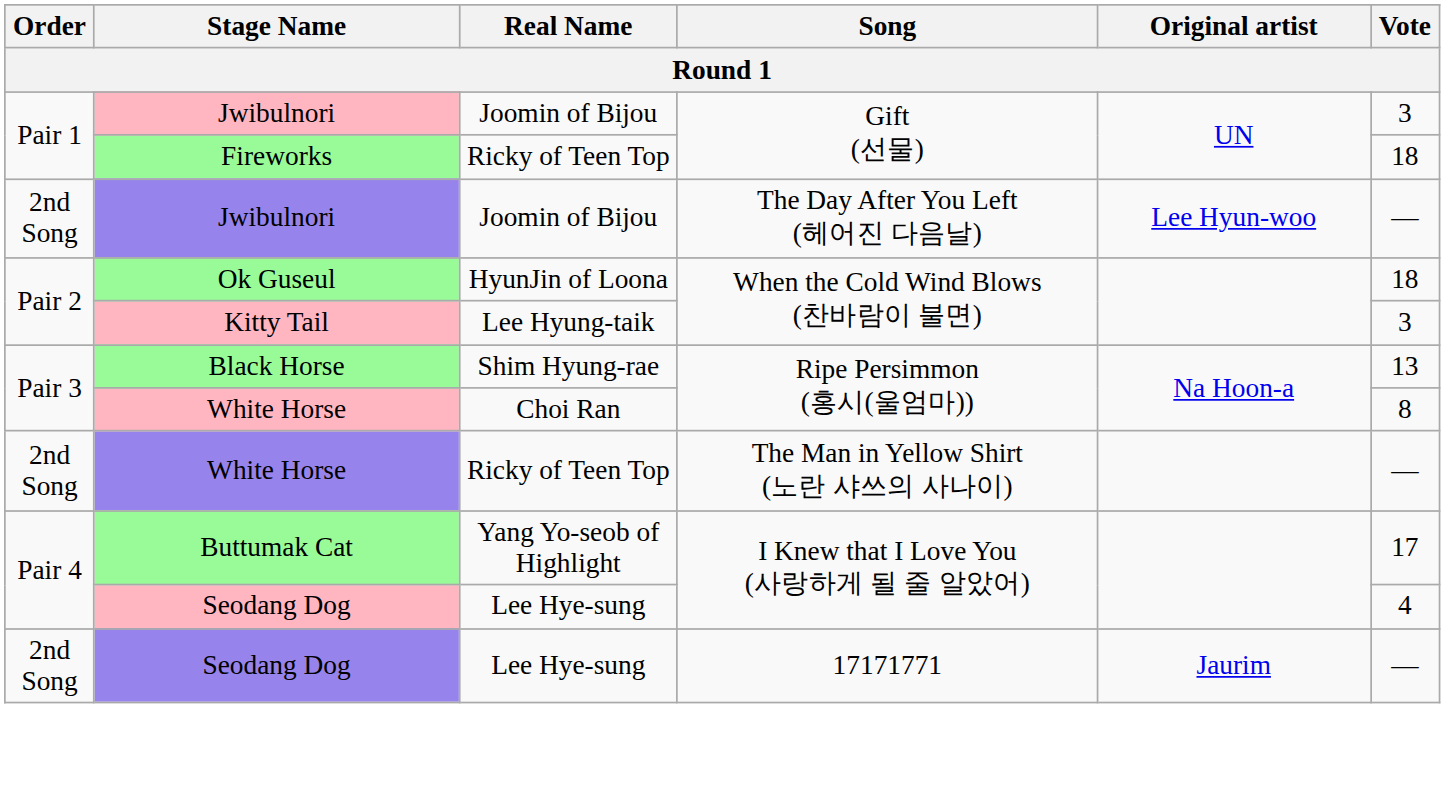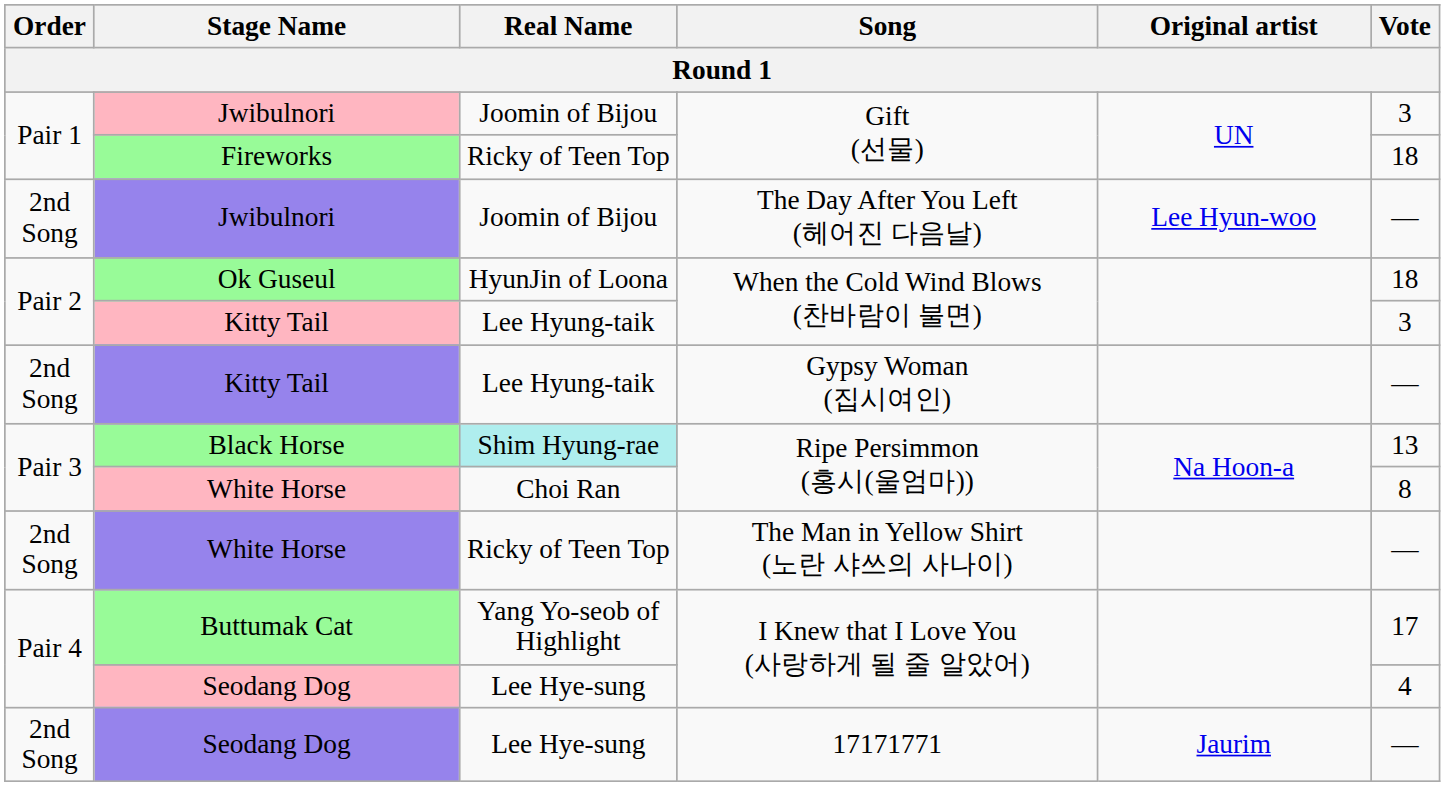+ row: (277, 383)
(568, 365) no background -> (568, 445) paleturquoise background
